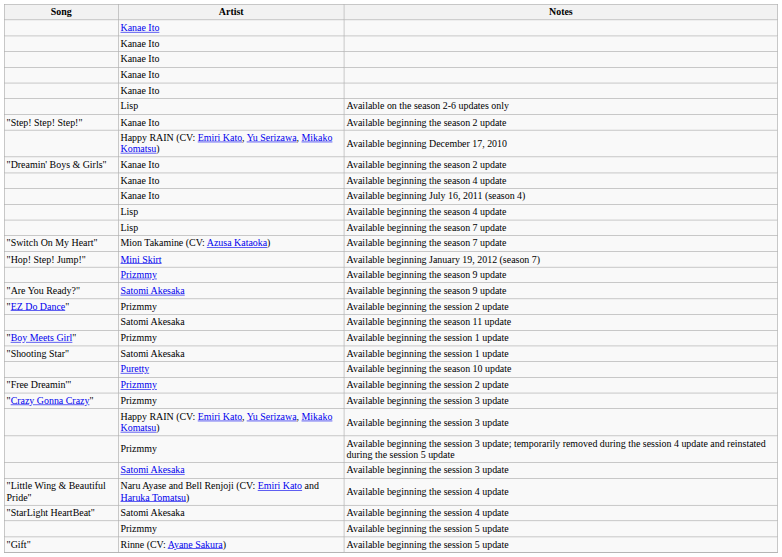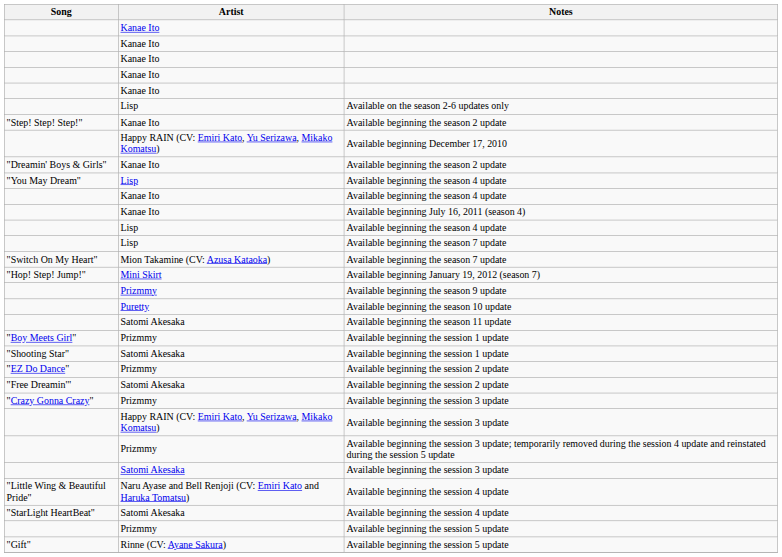+ row: (44, 180)
- row: (43, 290)
rows swapped: (61, 369) <-> (38, 306)
(139, 385) Prizmmy -> (153, 385) Satomi Akesaka
